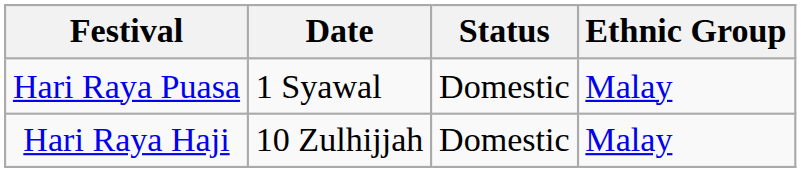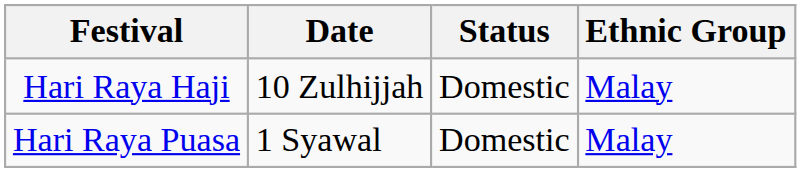rows swapped: (126, 85) <-> (126, 139)
